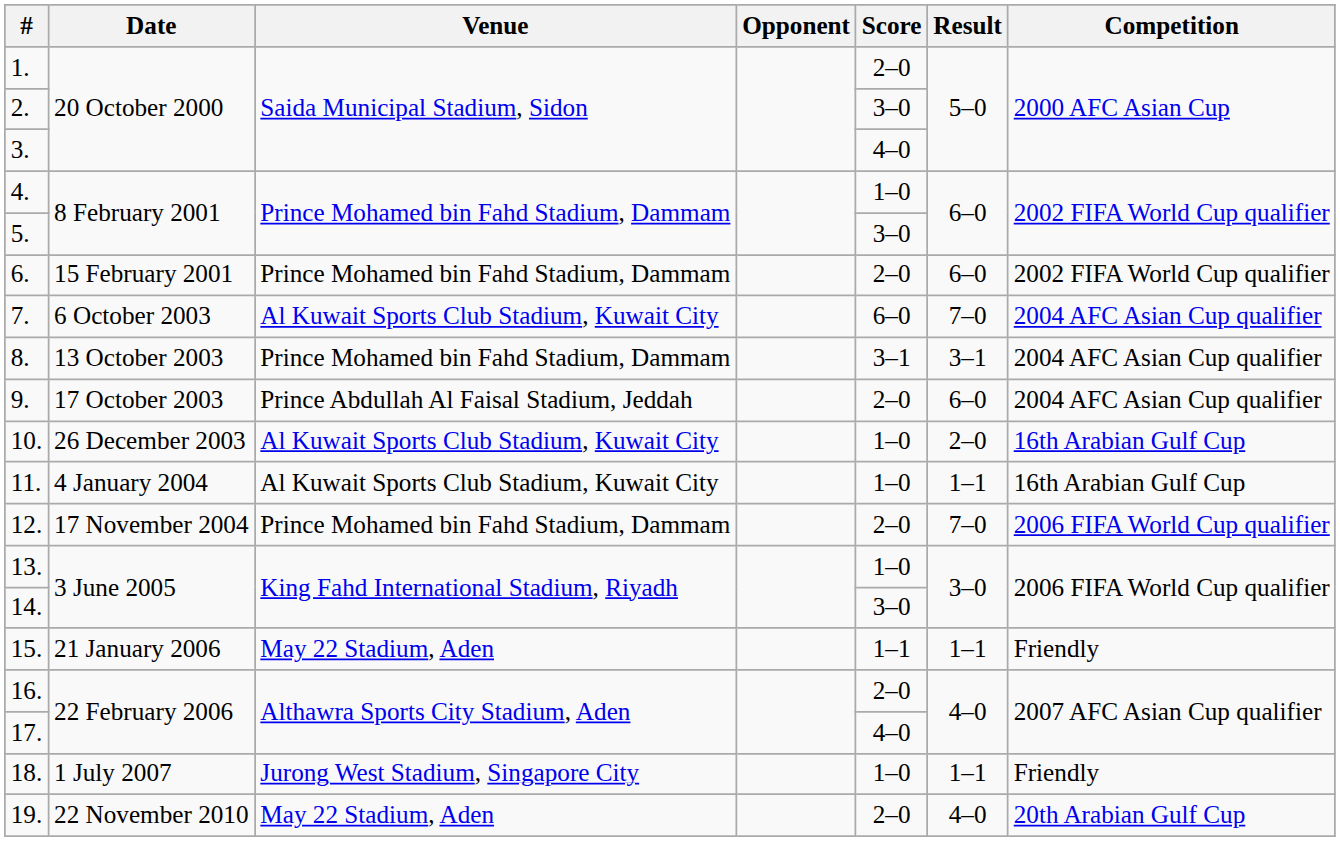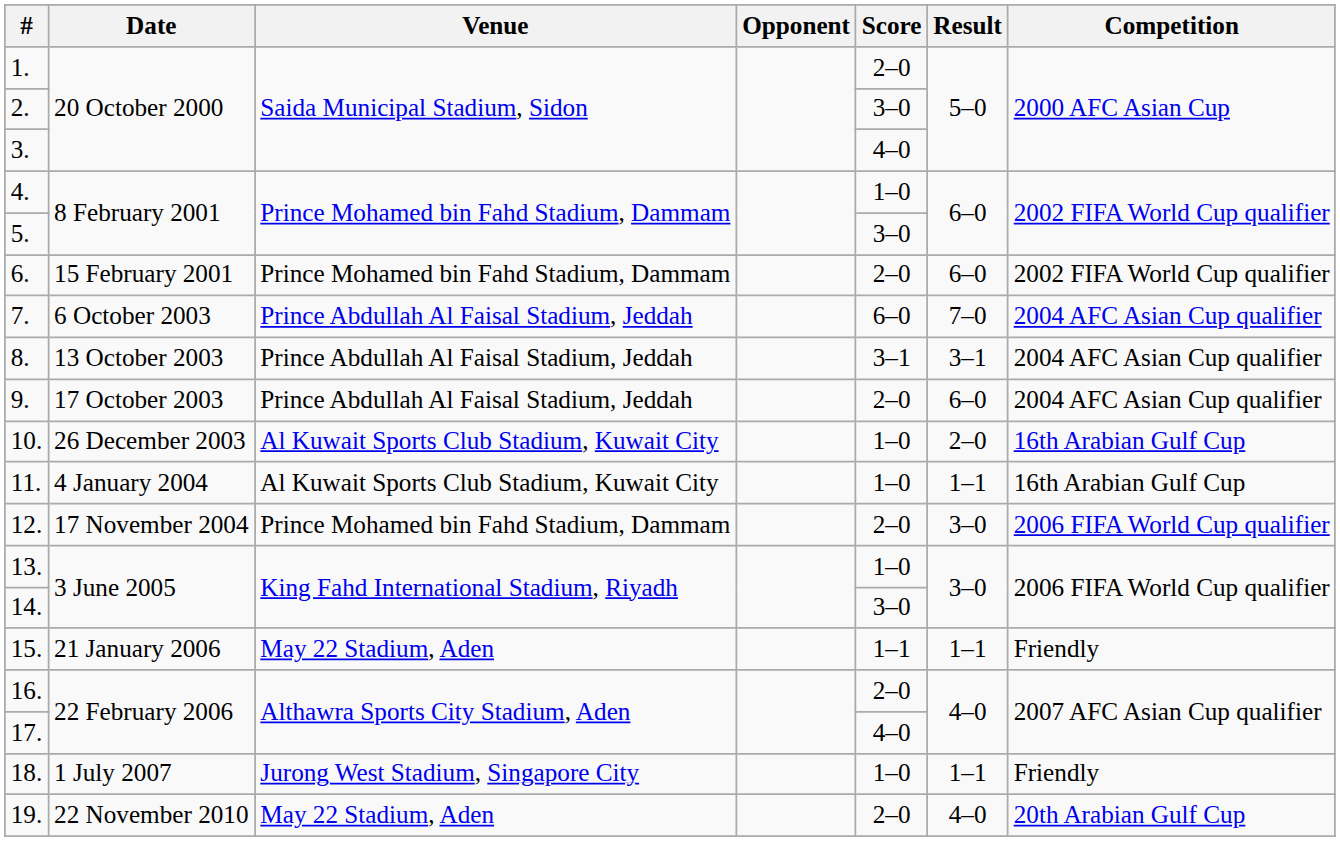(489, 316) Al Kuwait Sports Club Stadium, Kuwait City -> (476, 316) Prince Abdullah Al Faisal Stadium, Jeddah
(495, 358) Prince Mohamed bin Fahd Stadium, Dammam -> (476, 358) Prince Abdullah Al Faisal Stadium, Jeddah
(968, 524) 7–0 -> (968, 524) 3–0
